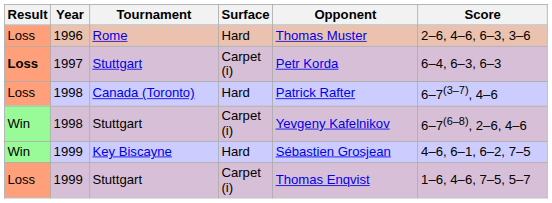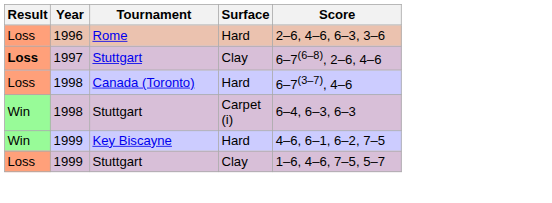- column: (345, 14)
(241, 63) Carpet (i) -> (235, 58) Clay
(461, 63) 6–4, 6–3, 6–3 -> (329, 58) 6–7(6–8), 2–6, 4–6
(474, 123) 6–7(6–8), 2–6, 4–6 -> (316, 112) 6–4, 6–3, 6–3
(241, 180) Carpet (i) -> (235, 161) Clay
